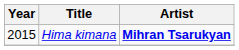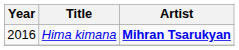(22, 34) 2015 -> (22, 34) 2016
